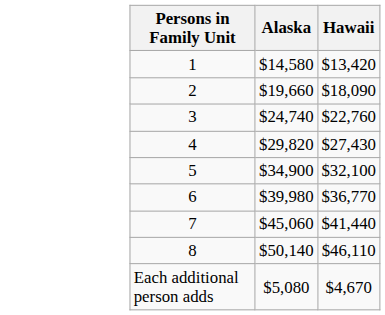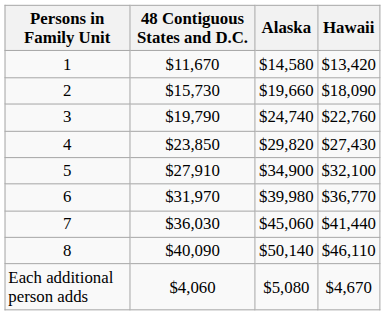+ column: (193, 28)
